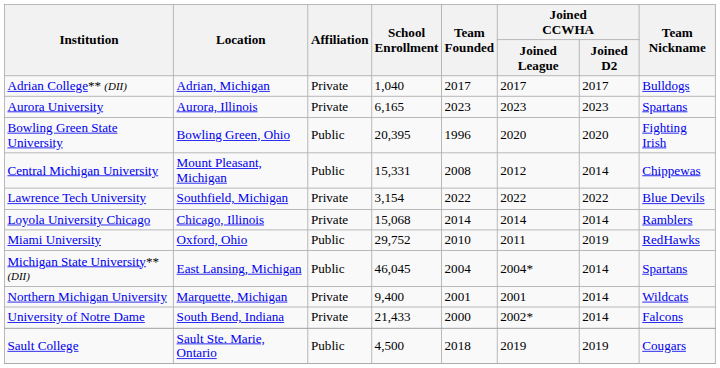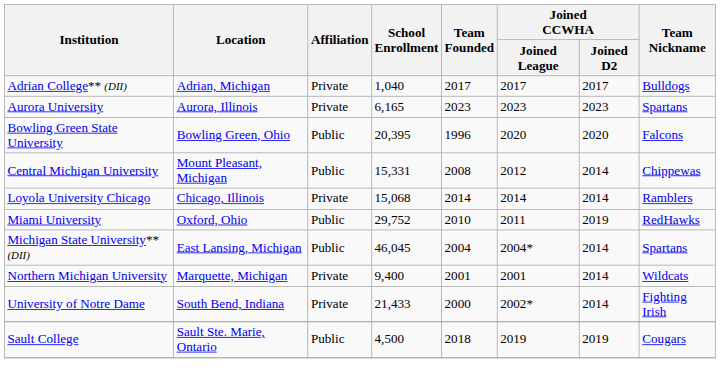(664, 135) Fighting Irish -> (663, 135) Falcons
- row: (77, 198)
(663, 317) Falcons -> (664, 304) Fighting Irish
